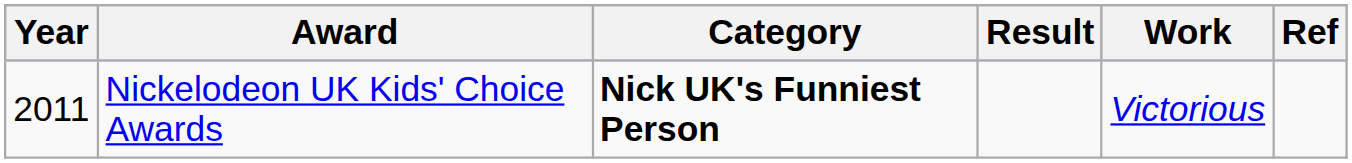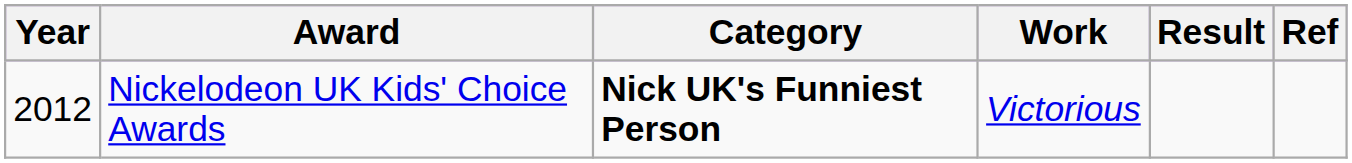columns swapped: (1188, 32) <-> (1040, 32)
(51, 108) 2011 -> (53, 108) 2012
